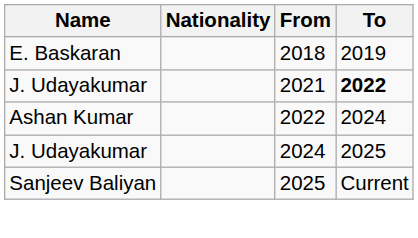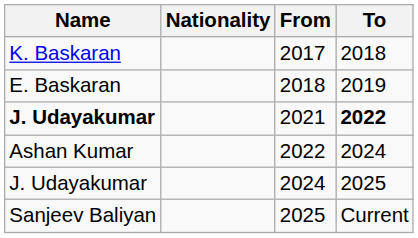+ row: (303, 53)
(78, 85) normal -> (82, 118) bold
